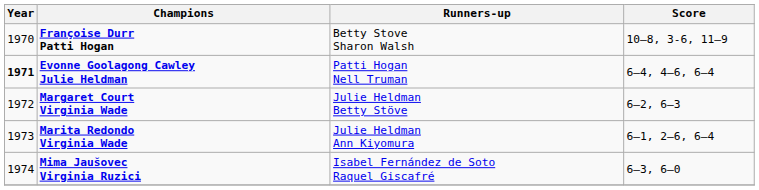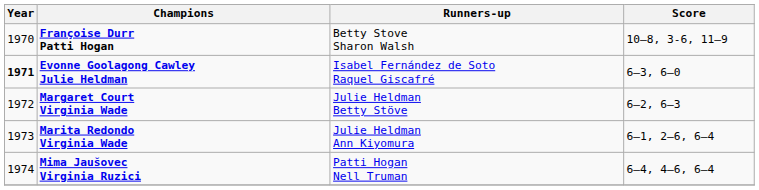(370, 72) Patti Hogan Nell Truman -> (414, 72) Isabel Fernández de Soto Raquel Giscafré
(670, 72) 6–4, 4–6, 6–4 -> (654, 72) 6–3, 6–0
(414, 168) Isabel Fernández de Soto Raquel Giscafré -> (370, 168) Patti Hogan Nell Truman
(654, 168) 6–3, 6–0 -> (670, 168) 6–4, 4–6, 6–4
